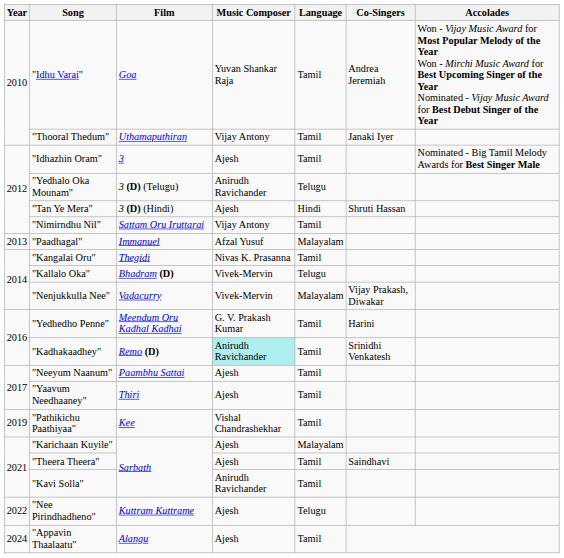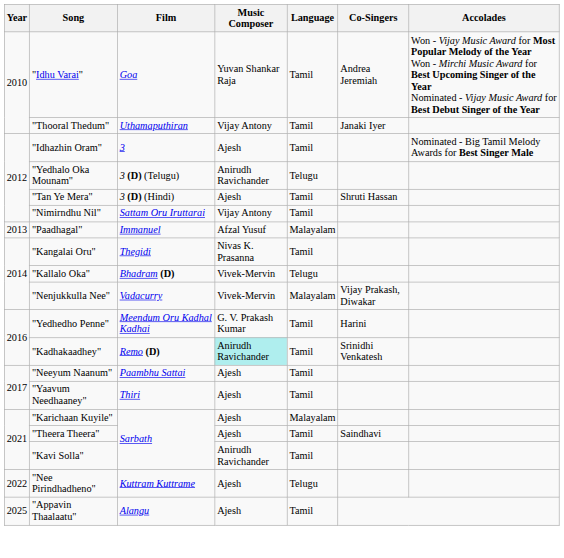(309, 209) Hindi -> (301, 197) Tamil
- row: (56, 423)
(17, 539) 2024 -> (17, 511) 2025
